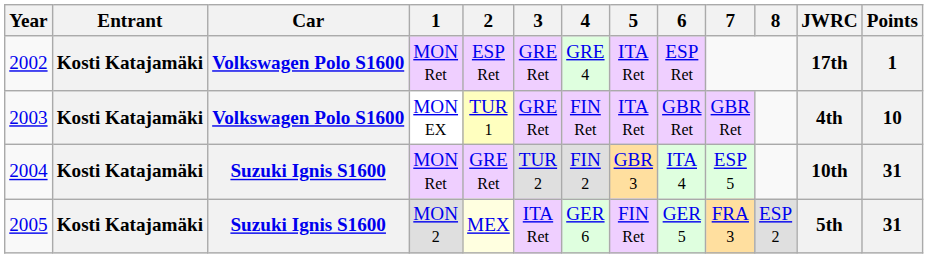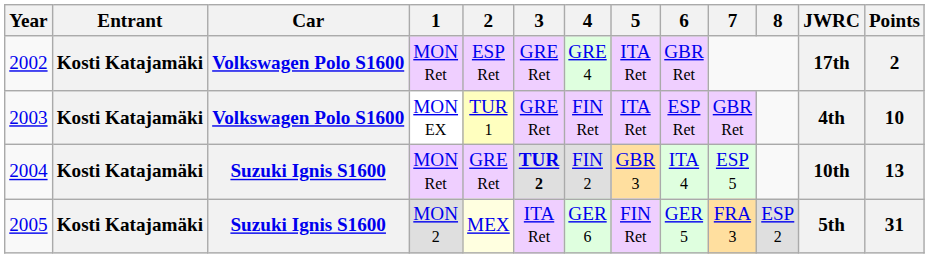(682, 62) ESP Ret -> (684, 62) GBR Ret
(892, 62) 1 -> (894, 62) 2
(682, 116) GBR Ret -> (684, 116) ESP Ret
(538, 170) normal -> (539, 171) bold
(892, 171) 31 -> (894, 171) 13
